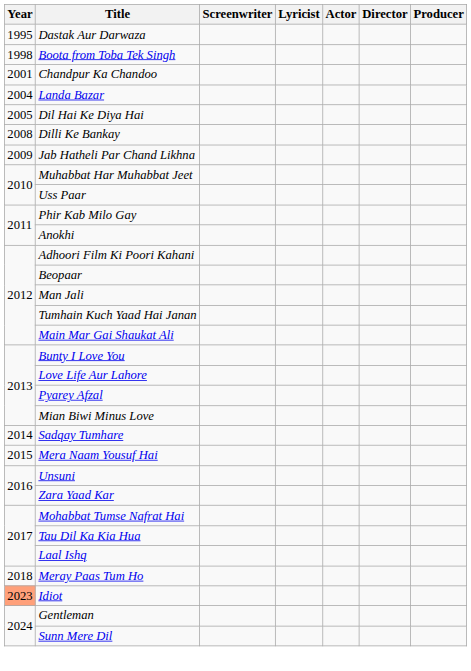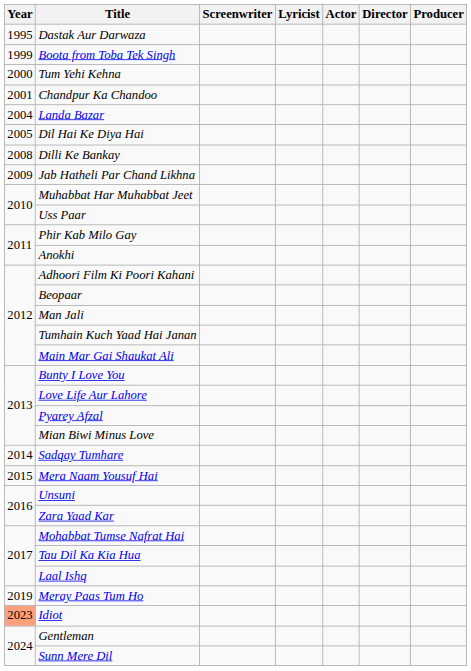(20, 54) 1998 -> (20, 54) 1999
+ row: (80, 74)
(20, 575) 2018 -> (20, 595) 2019
